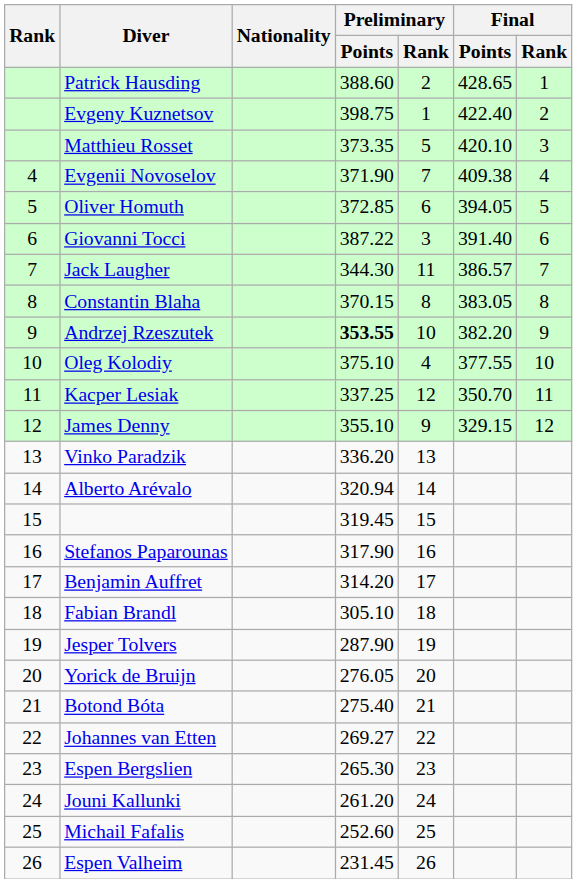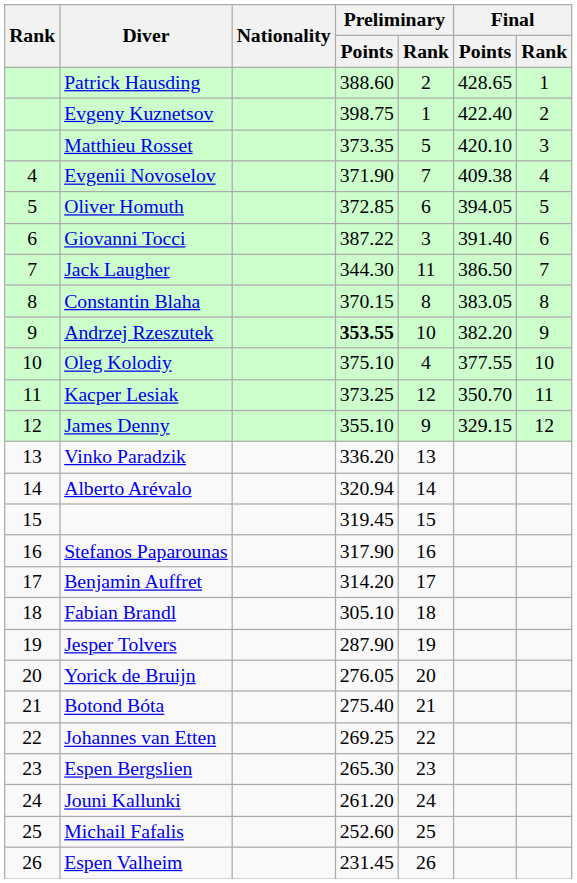(485, 269) 386.57 -> (485, 269) 386.50
(367, 394) 337.25 -> (367, 394) 373.25
(367, 737) 269.27 -> (367, 737) 269.25
